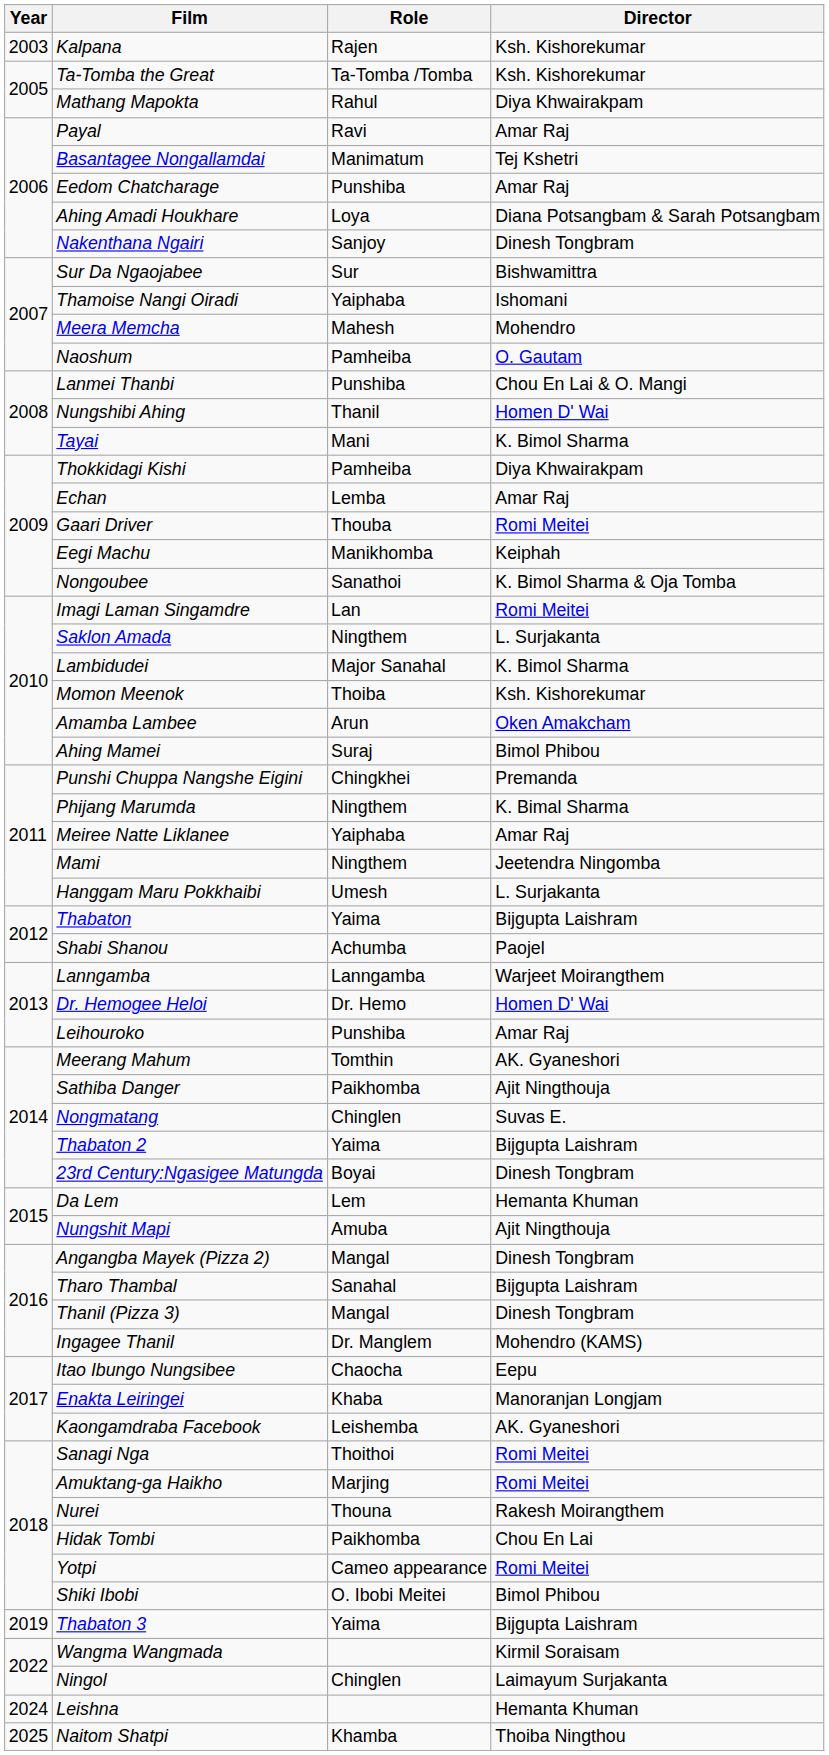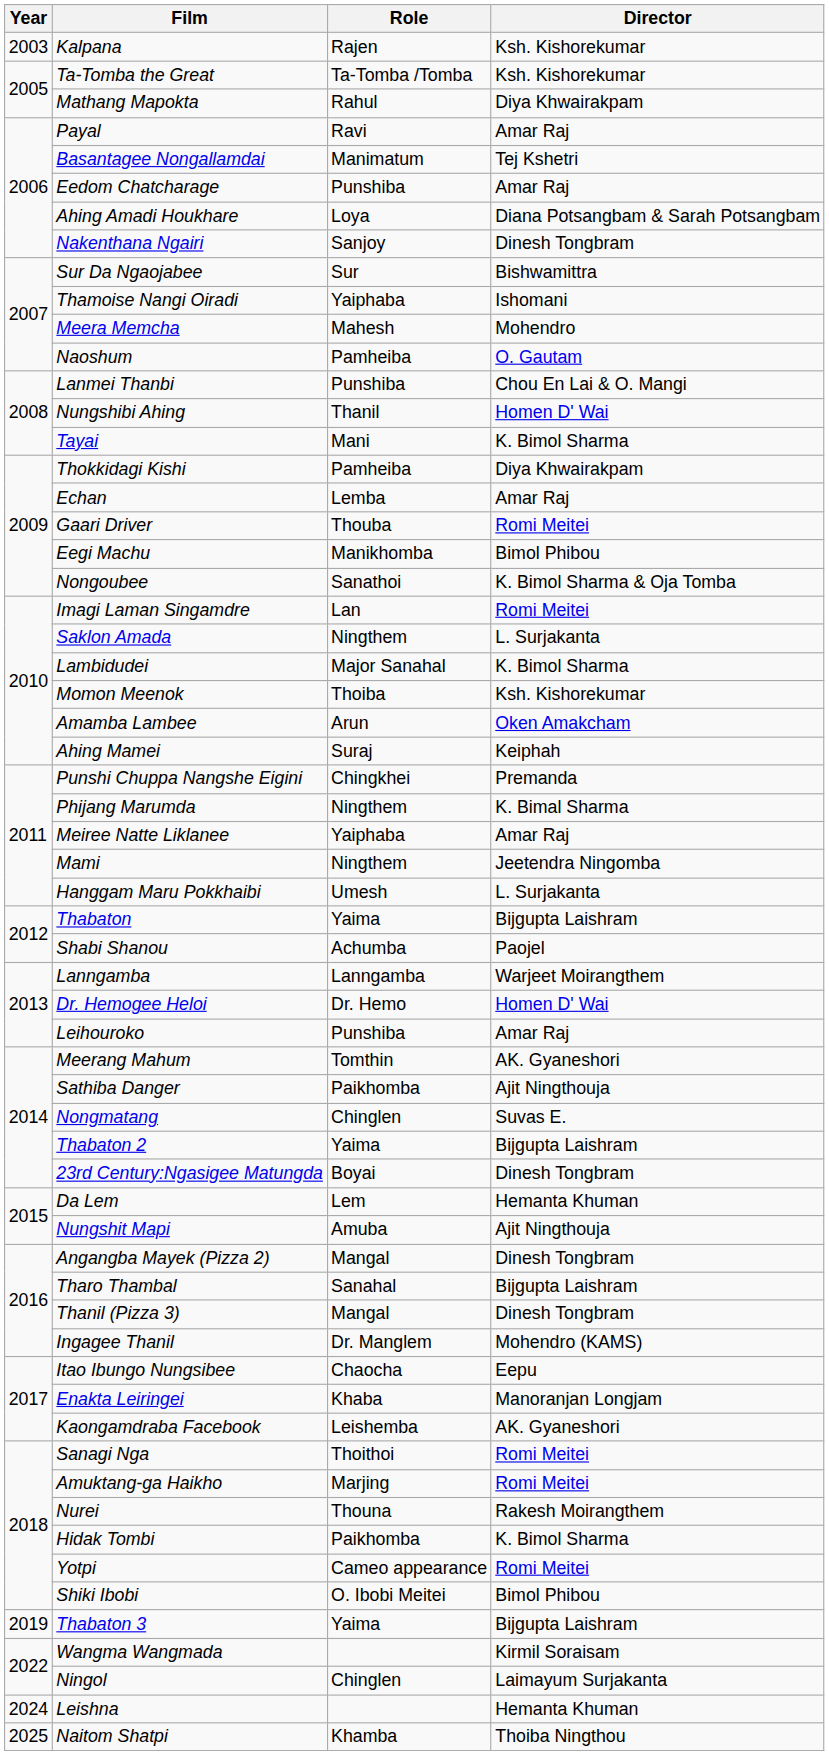(528, 553) Keiphah -> (548, 553) Bimol Phibou
(548, 750) Bimol Phibou -> (528, 750) Keiphah
(544, 1539) Chou En Lai -> (562, 1539) K. Bimol Sharma
